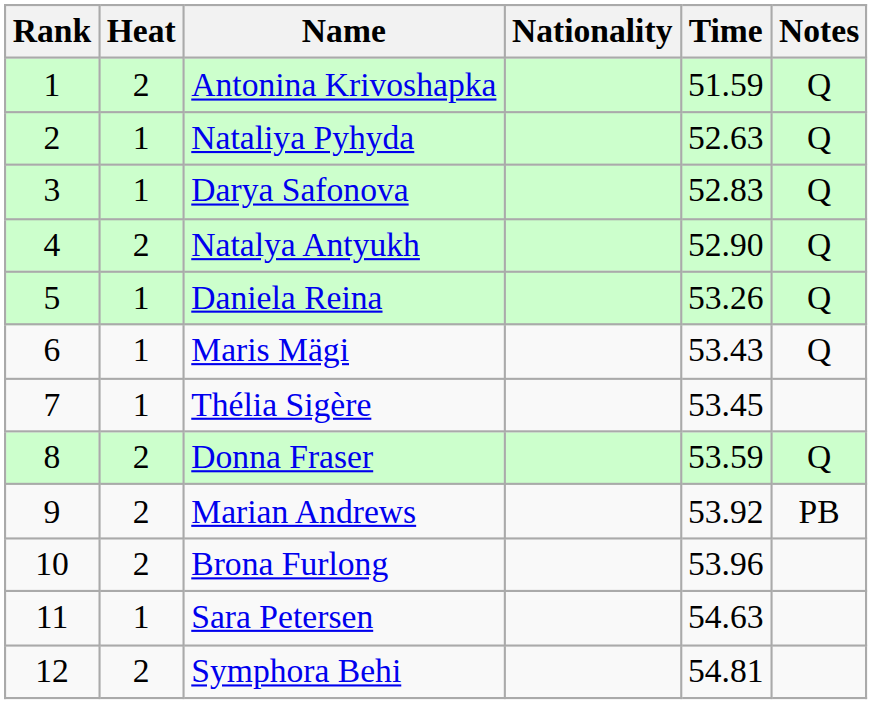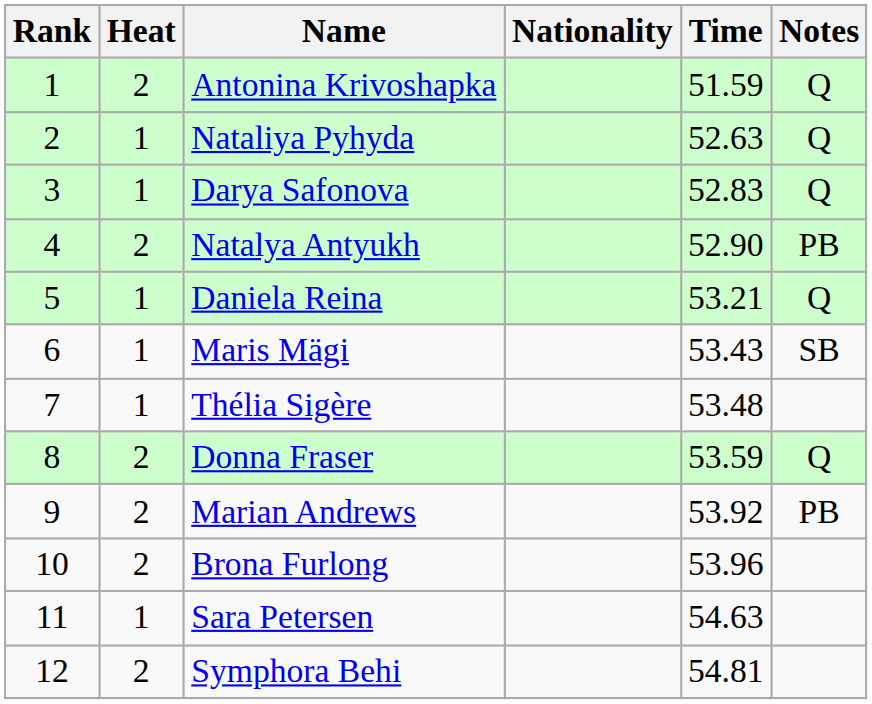(819, 244) Q -> (819, 244) PB
(726, 297) 53.26 -> (726, 297) 53.21
(819, 350) Q -> (819, 350) SB
(726, 404) 53.45 -> (726, 404) 53.48
